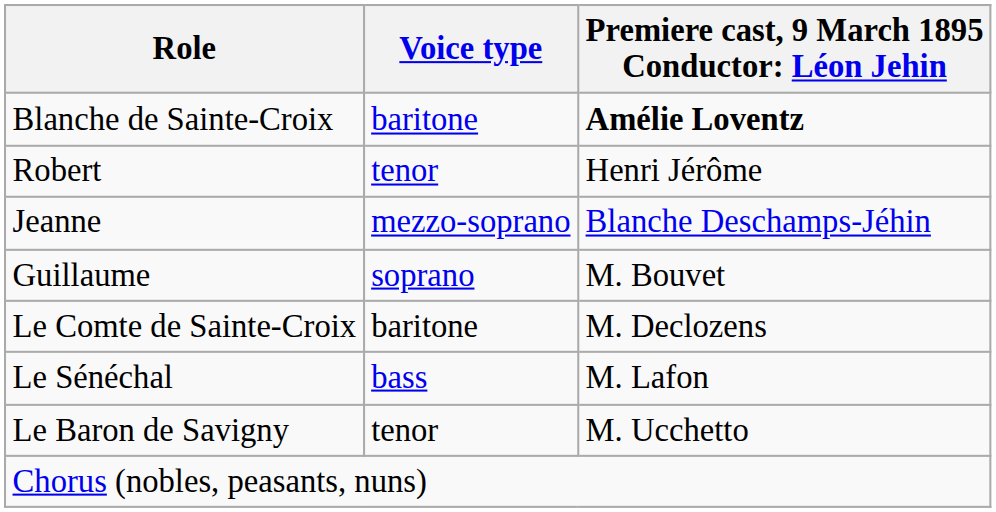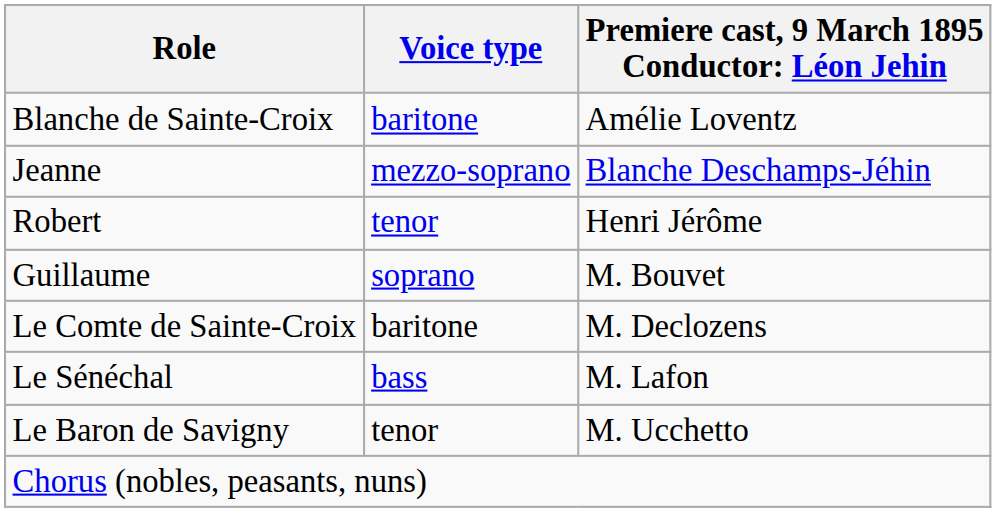(695, 118) bold -> (691, 118) normal
rows swapped: (57, 222) <-> (57, 170)
